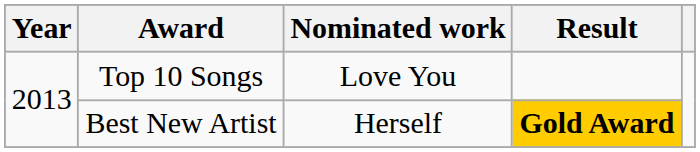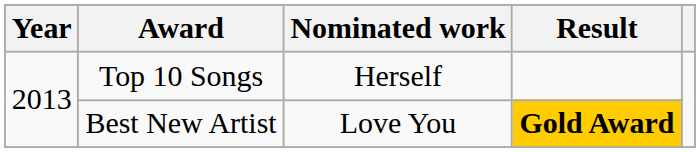(398, 75) Love You -> (398, 75) Herself
(398, 123) Herself -> (398, 123) Love You
